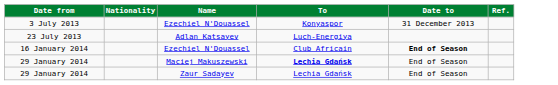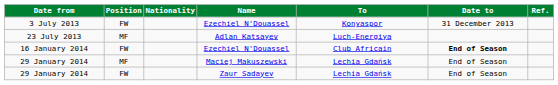+ column: (124, 10)
(323, 61) bold -> (362, 61) normal
